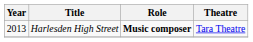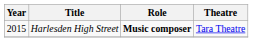(16, 29) 2013 -> (16, 29) 2015
